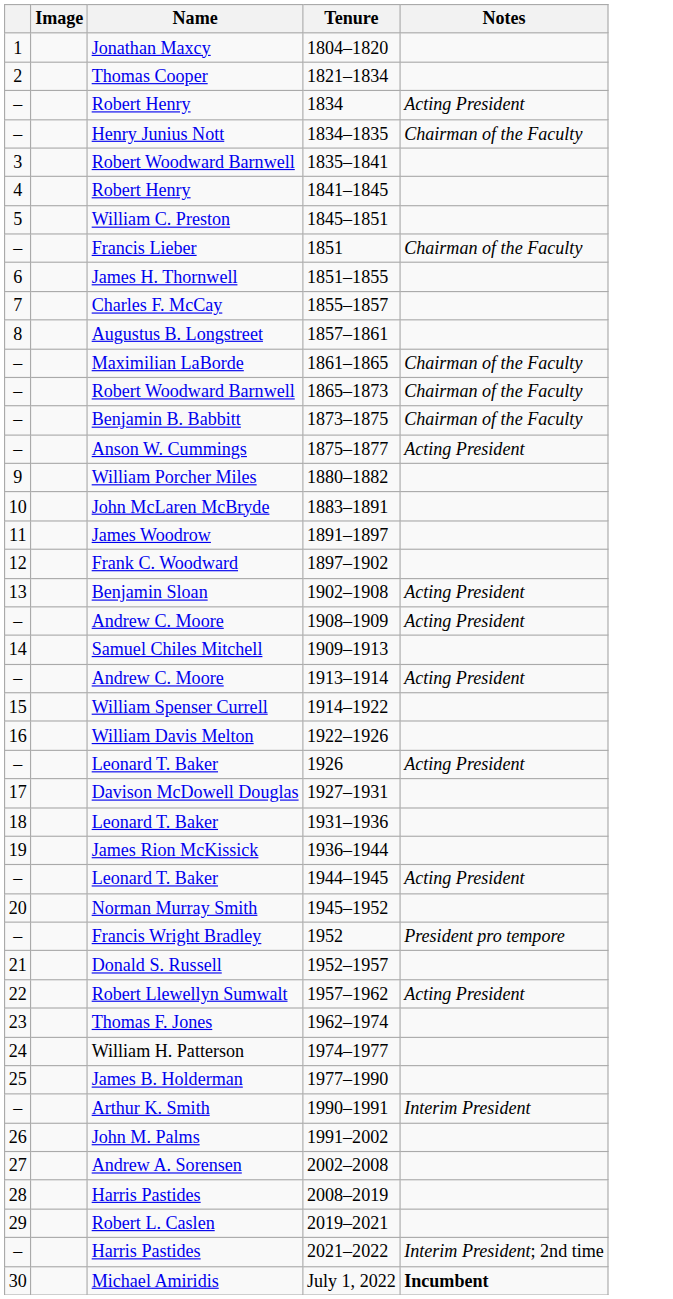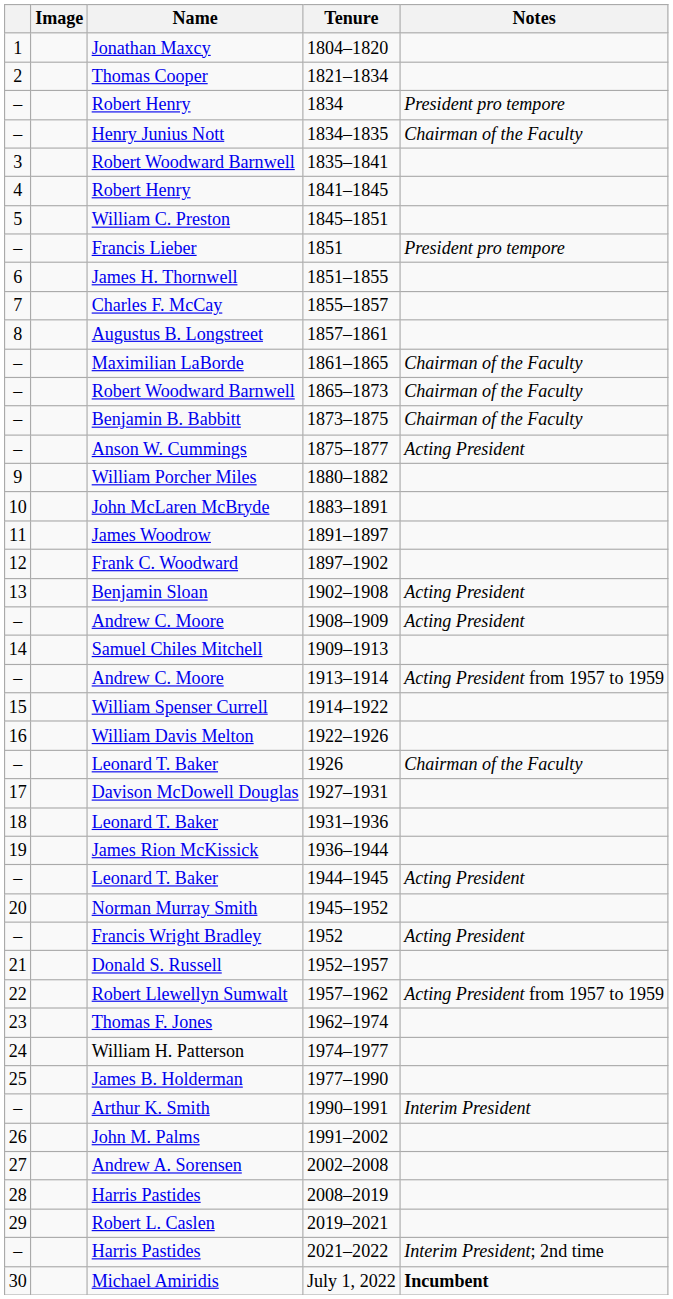(464, 104) Acting President -> (484, 104) President pro tempore
(493, 248) Chairman of the Faculty -> (484, 248) President pro tempore
(464, 678) Acting President -> (534, 678) Acting President from 1957 to 1959
(464, 764) Acting President -> (493, 764) Chairman of the Faculty
(484, 936) President pro tempore -> (464, 936) Acting President
(464, 993) Acting President -> (534, 993) Acting President from 1957 to 1959
